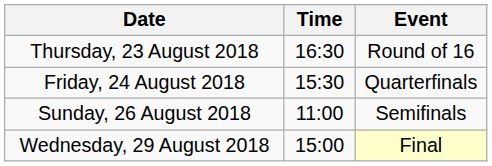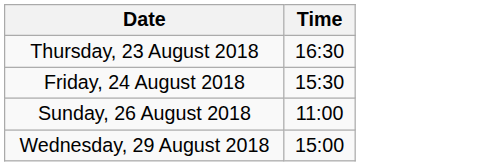- column: (421, 20)
